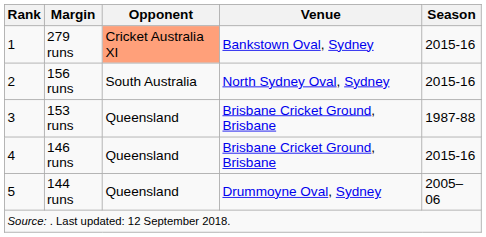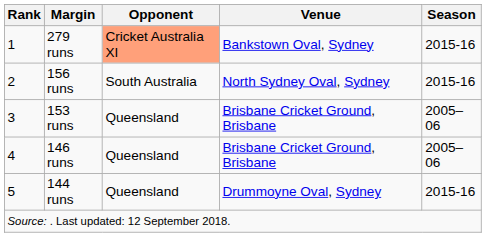(450, 118) 1987-88 -> (444, 118) 2005–06
(450, 155) 2015-16 -> (444, 155) 2005–06
(444, 191) 2005–06 -> (450, 191) 2015-16
